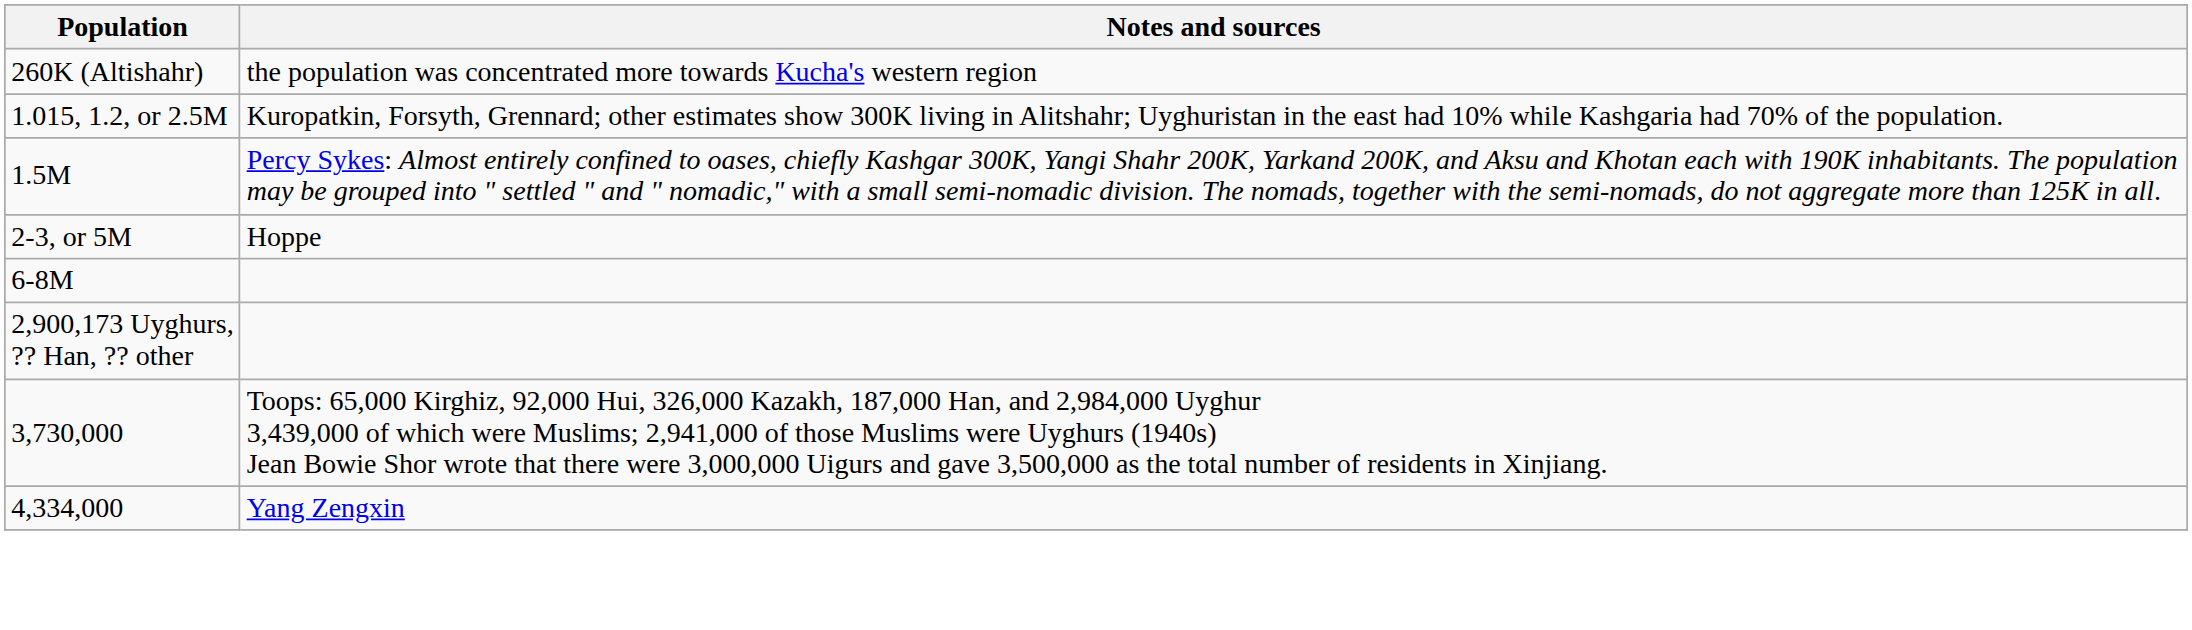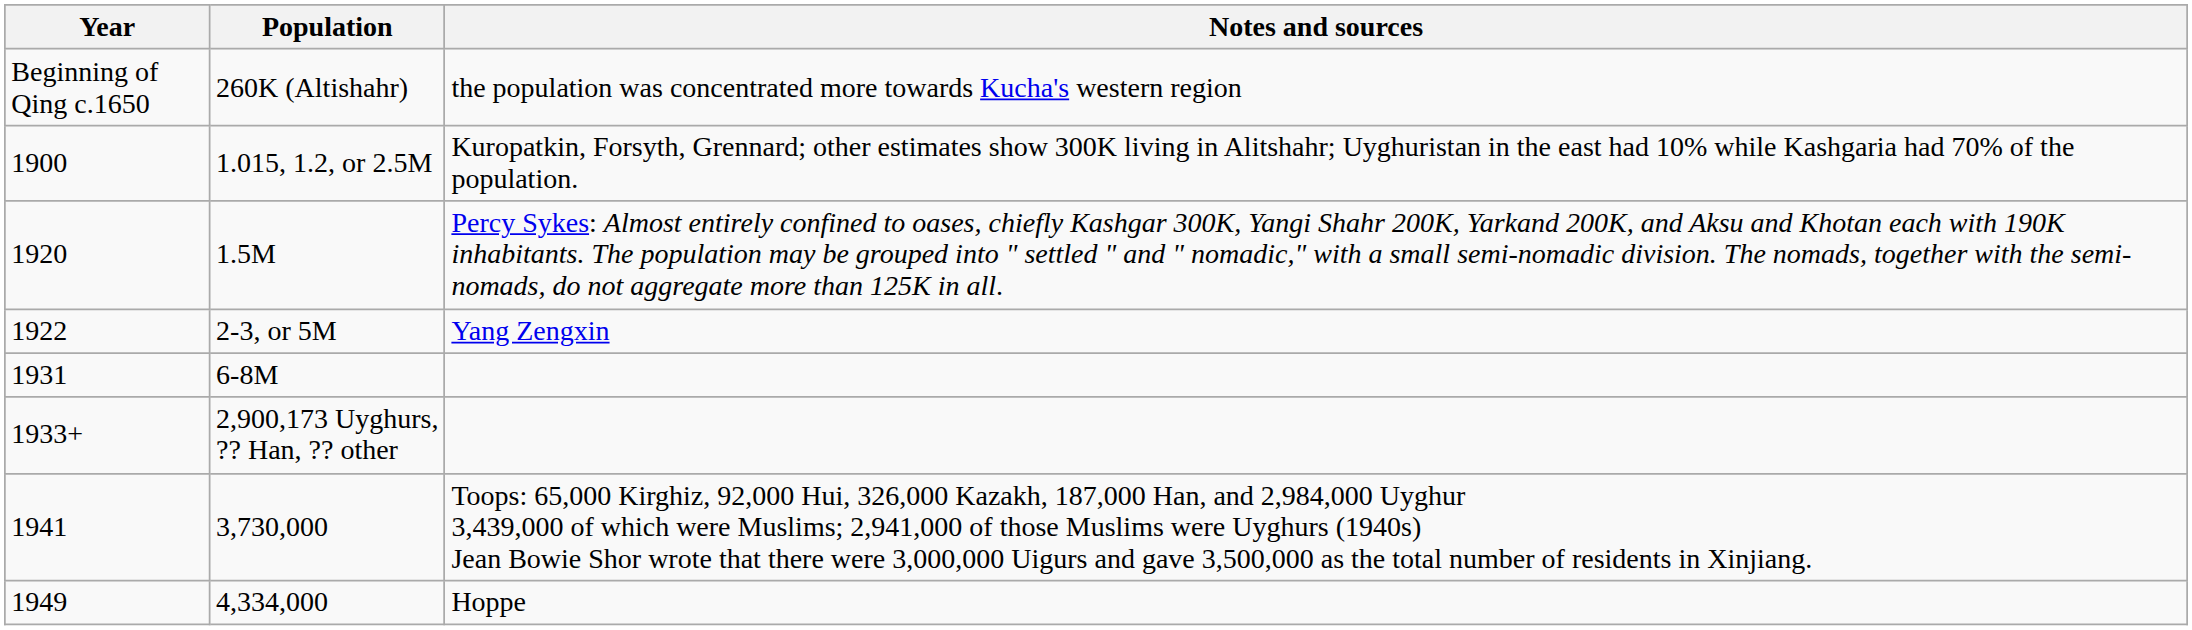+ column: (107, 26)
(284, 235) Hoppe -> (530, 330) Yang Zengxin
(326, 507) Yang Zengxin -> (489, 602) Hoppe
